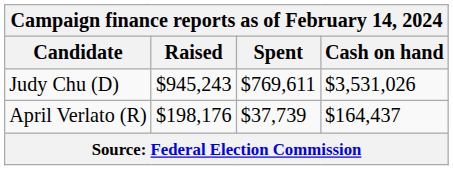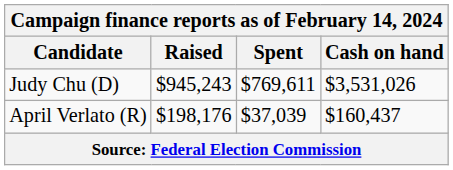(274, 116) $37,739 -> (274, 116) $37,039
(363, 116) $164,437 -> (363, 116) $160,437
